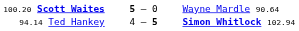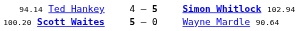rows swapped: (54, 8) <-> (62, 22)
